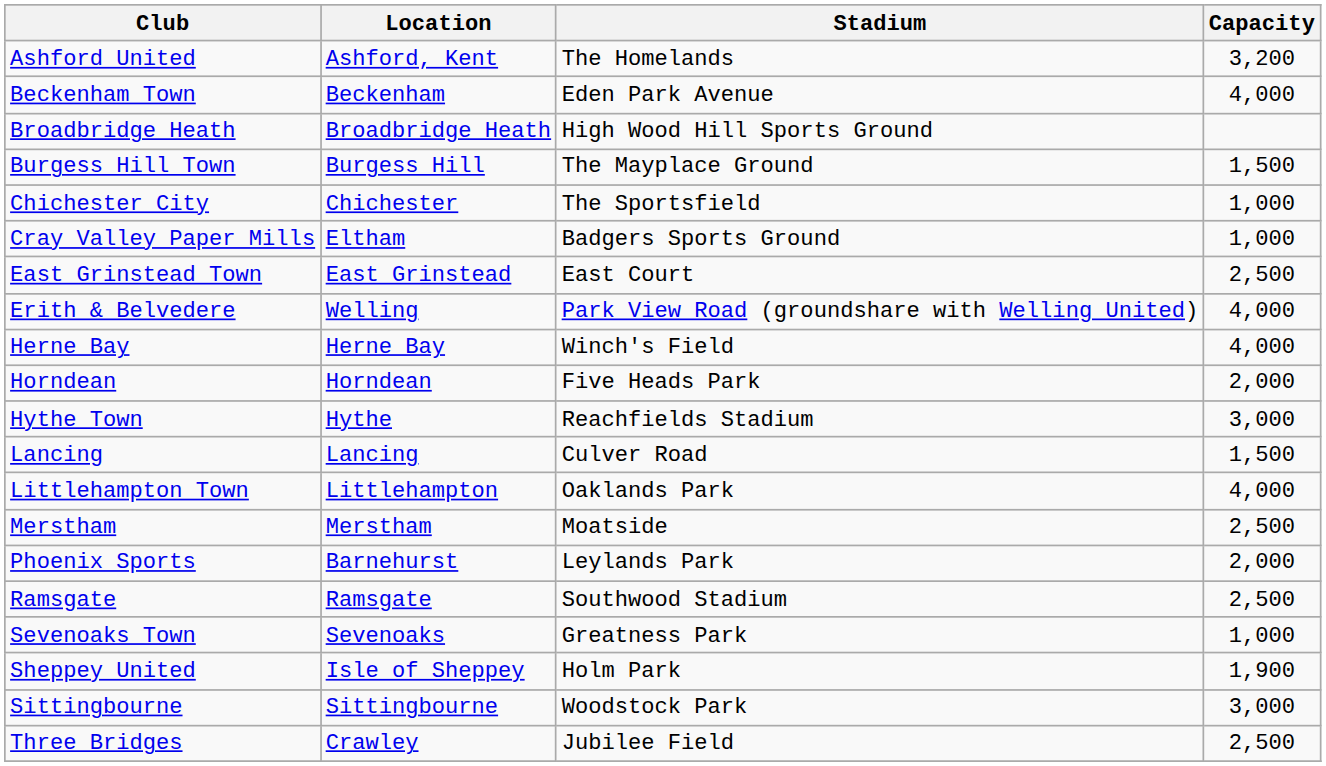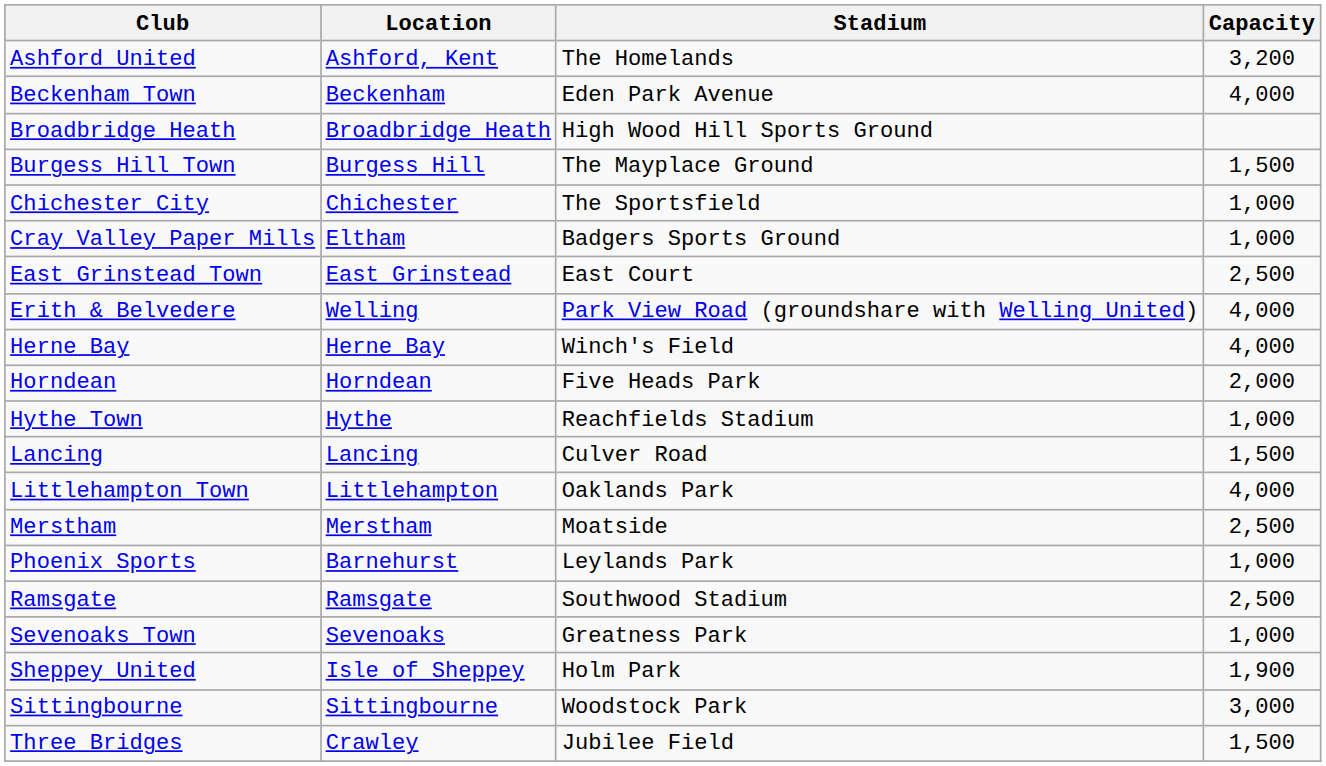(1262, 419) 3,000 -> (1262, 419) 1,000
(1262, 563) 2,000 -> (1262, 563) 1,000
(1262, 743) 2,500 -> (1262, 743) 1,500
